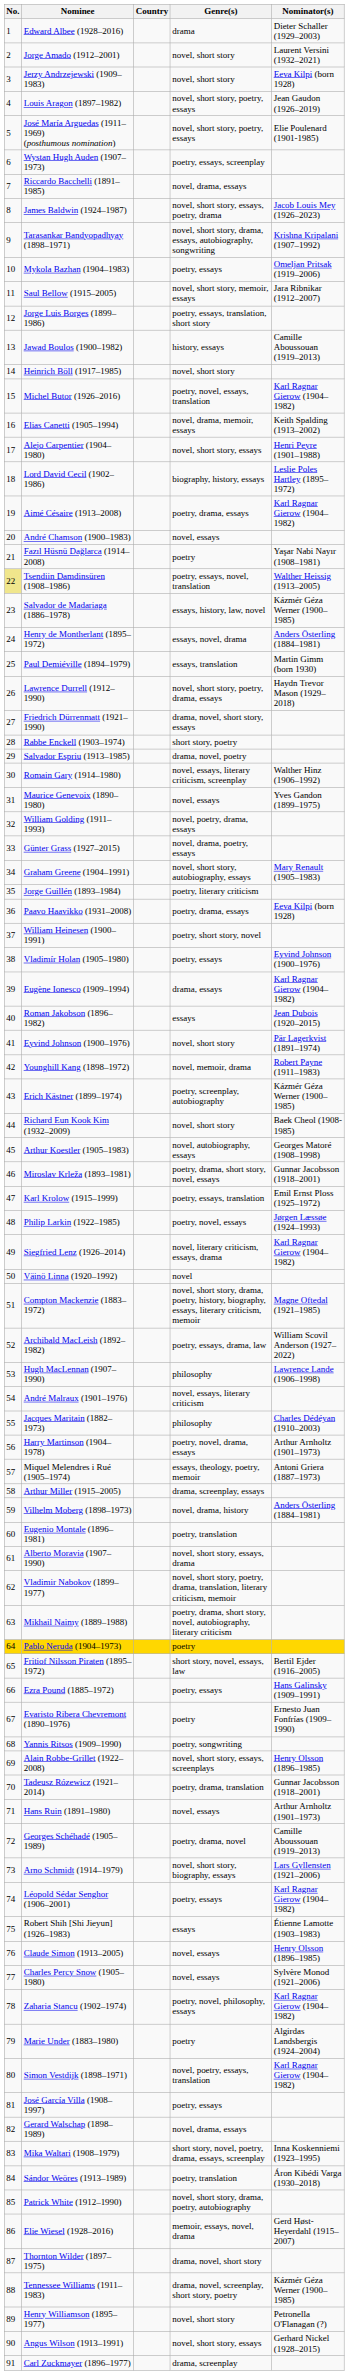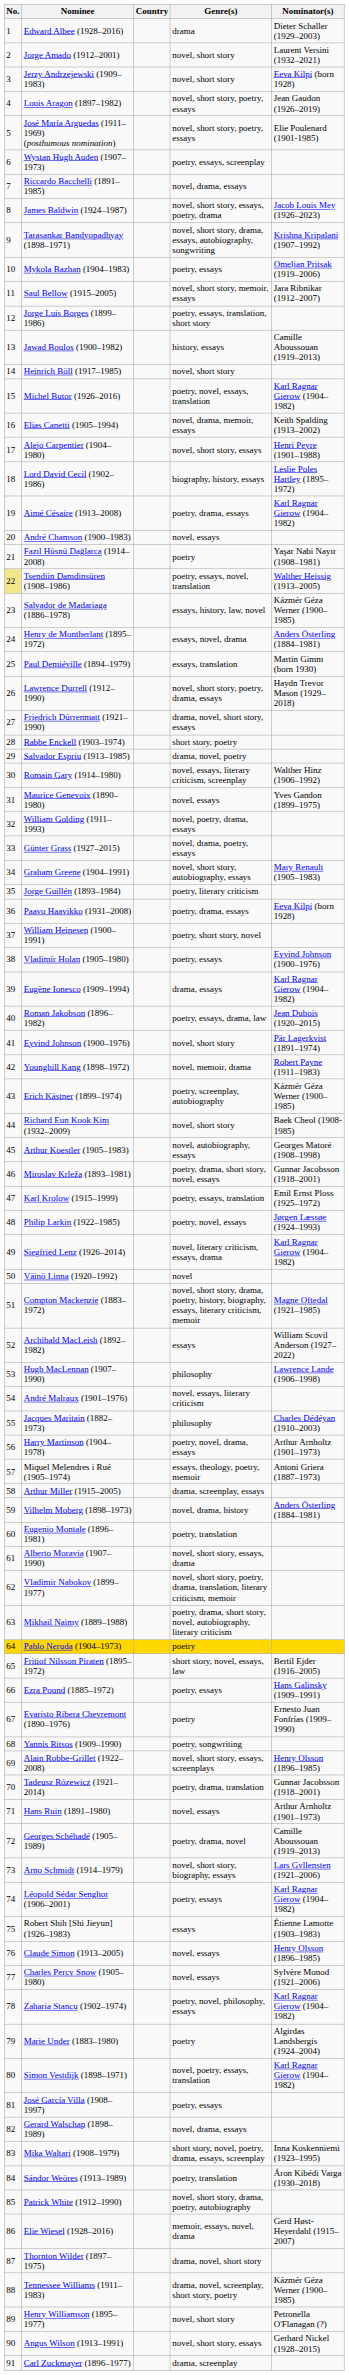(184, 1018) essays -> (219, 1018) poetry, essays, drama, law
(219, 1345) poetry, essays, drama, law -> (184, 1345) essays
